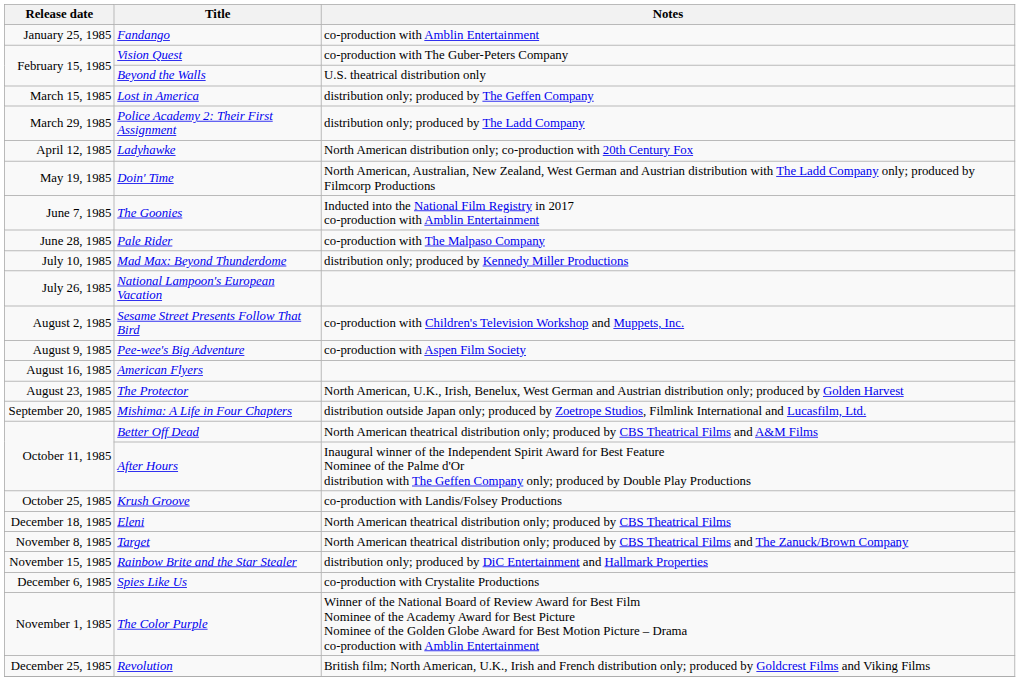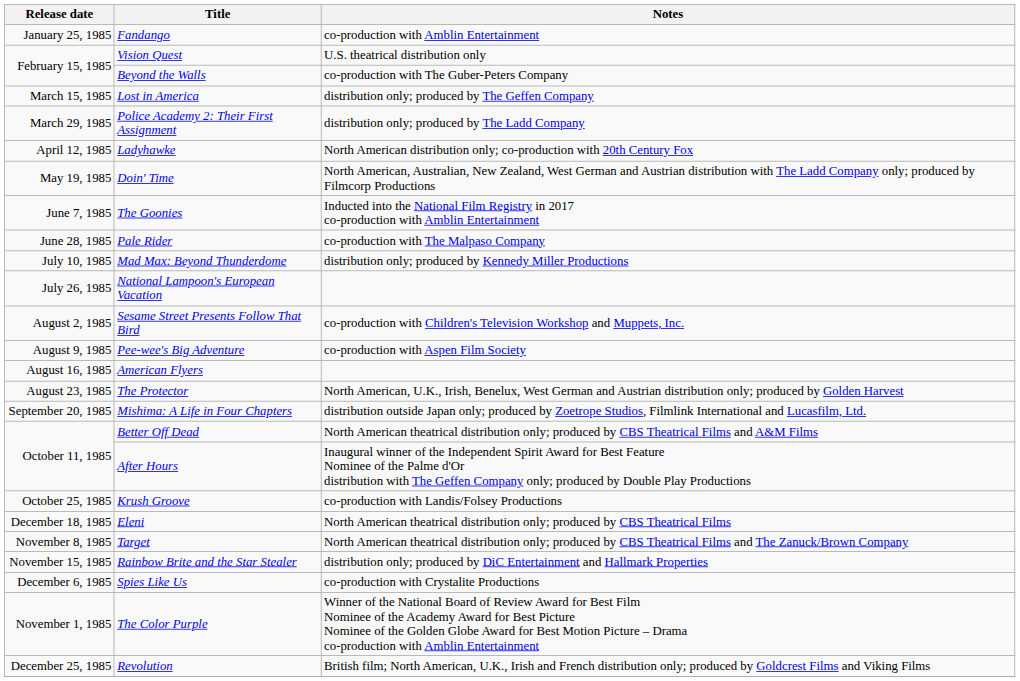(446, 55) co-production with The Guber-Peters Company -> (405, 55) U.S. theatrical distribution only
(405, 75) U.S. theatrical distribution only -> (446, 75) co-production with The Guber-Peters Company
